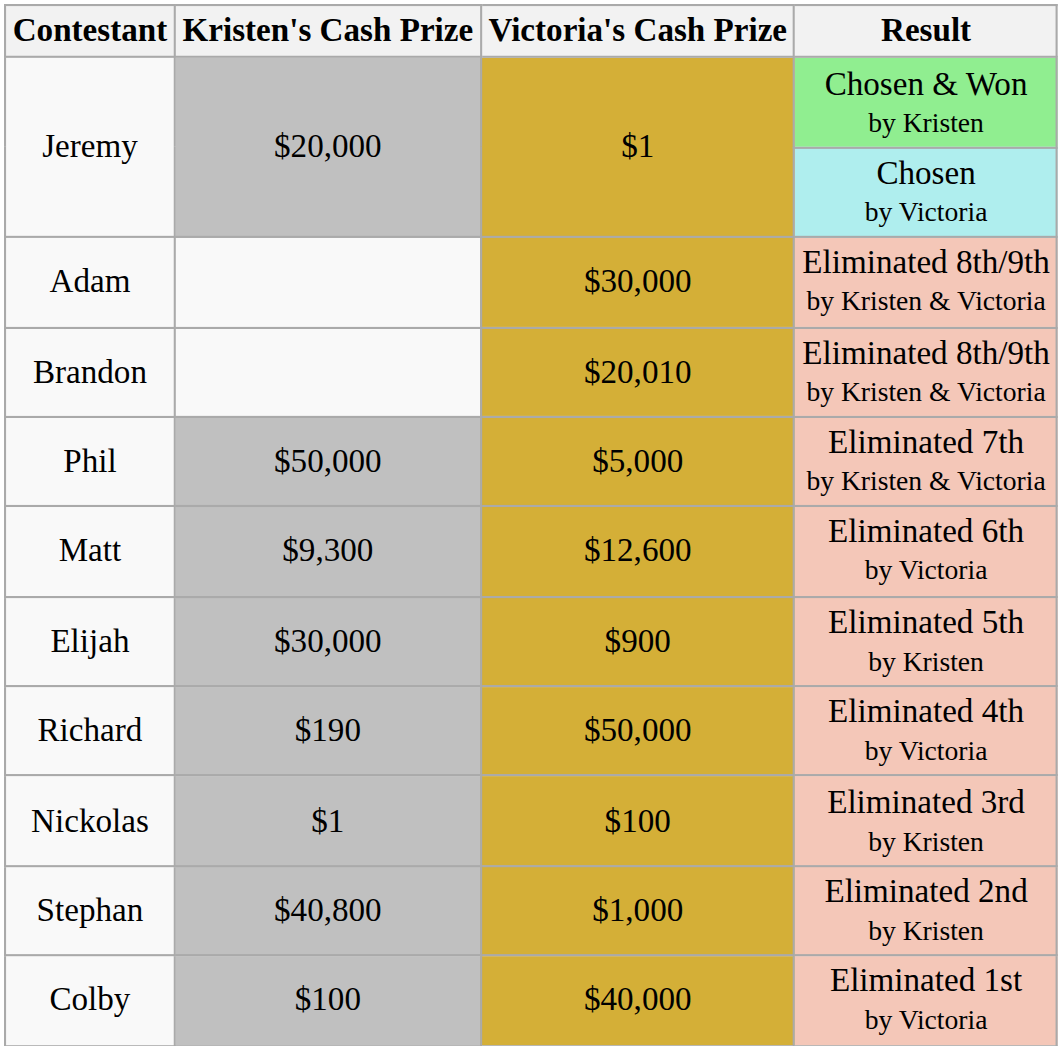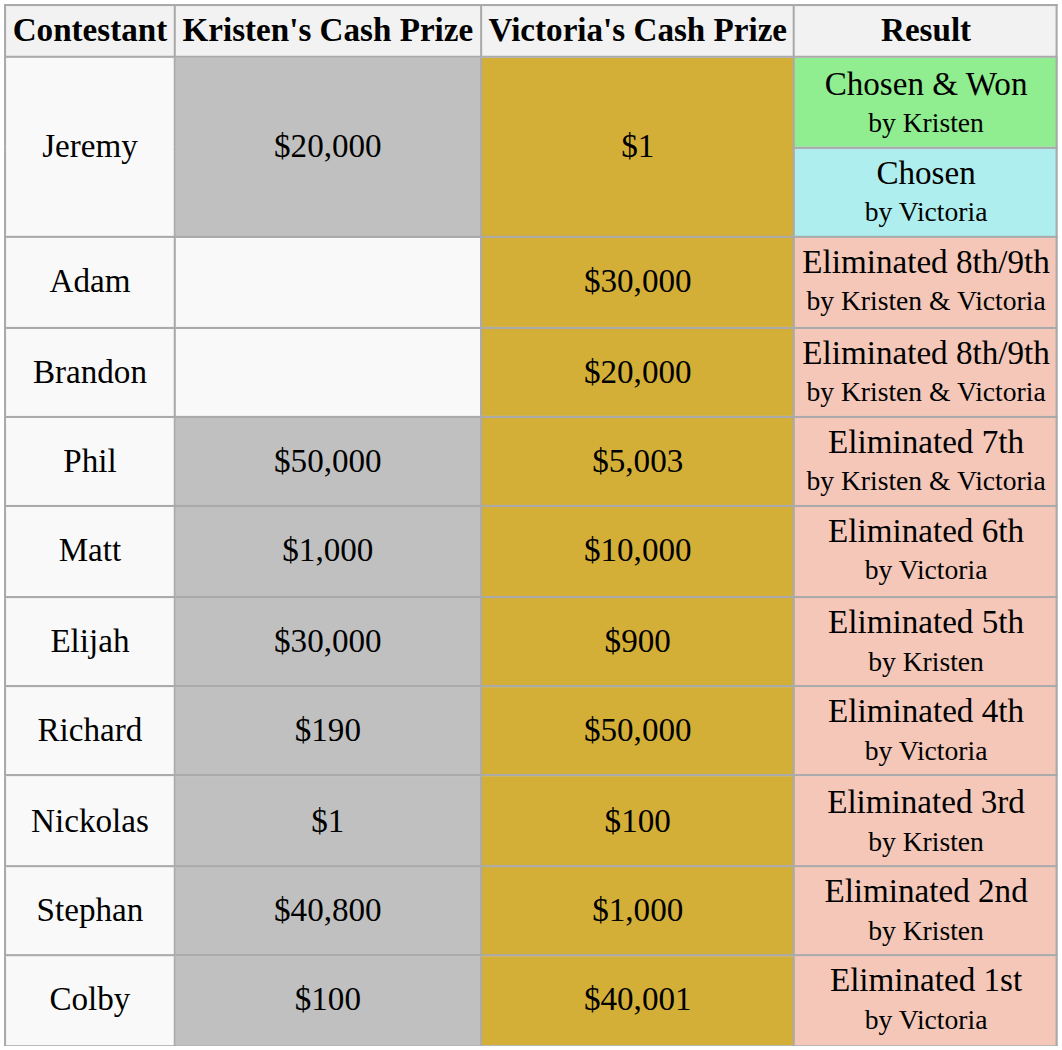(638, 371) $20,010 -> (638, 371) $20,000
(638, 461) $5,000 -> (638, 461) $5,003
(328, 550) $9,300 -> (328, 550) $1,000
(638, 550) $12,600 -> (638, 550) $10,000
(638, 999) $40,000 -> (638, 999) $40,001
